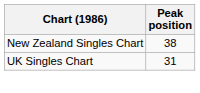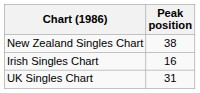+ row: (53, 61)
